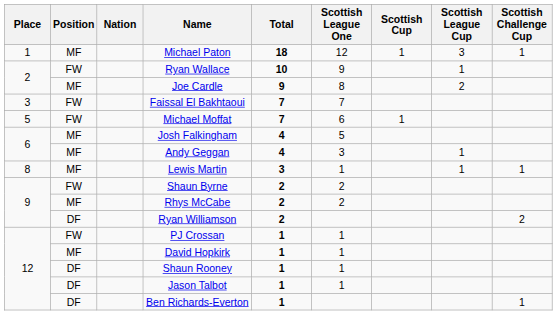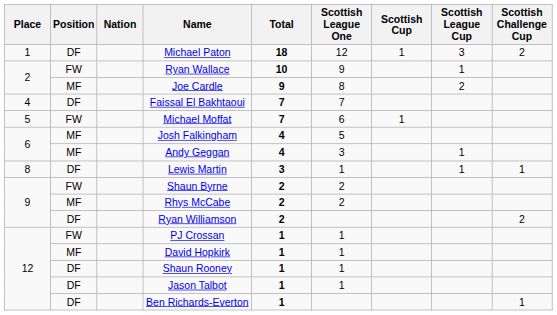(74, 53) MF -> (74, 53) DF
(522, 53) 1 -> (522, 53) 2
(27, 103) 3 -> (27, 103) 4
(74, 103) FW -> (74, 103) DF
(74, 169) MF -> (74, 169) DF
